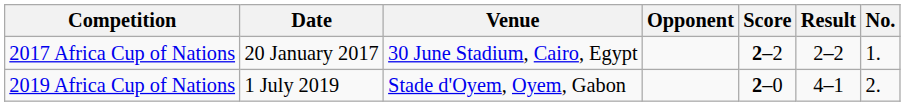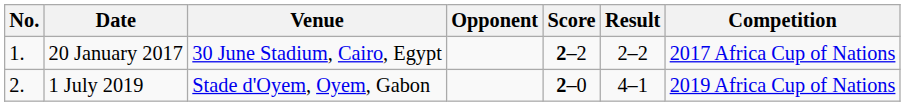columns swapped: (880, 20) <-> (122, 20)
